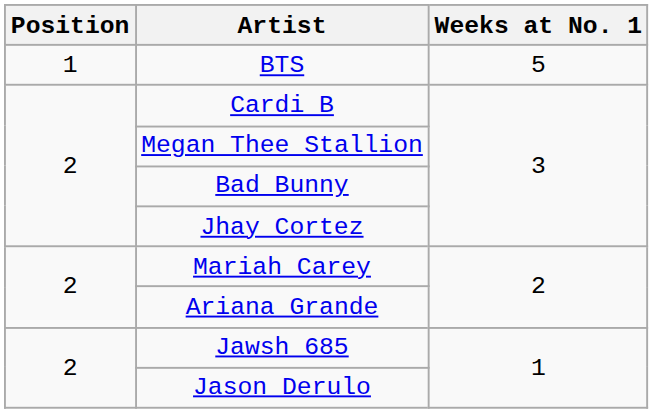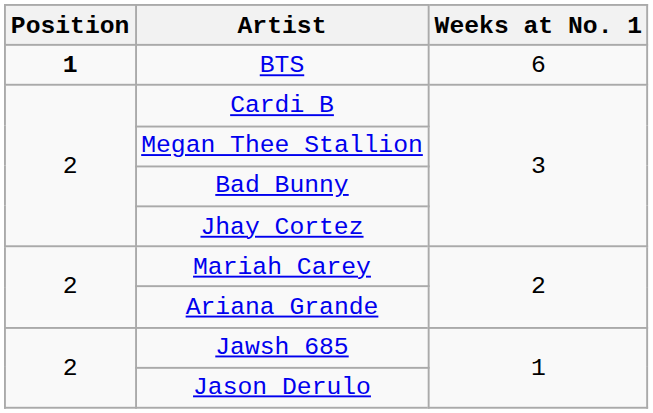(70, 65) normal -> (70, 65) bold
(538, 65) 5 -> (538, 65) 6
